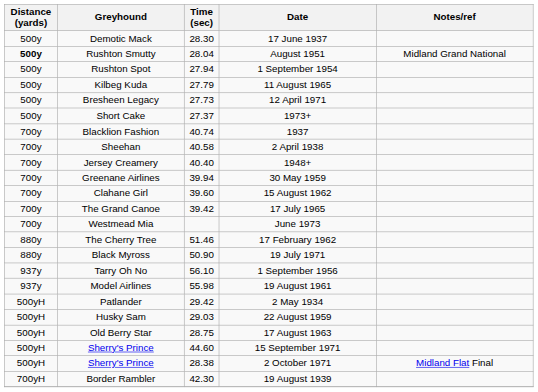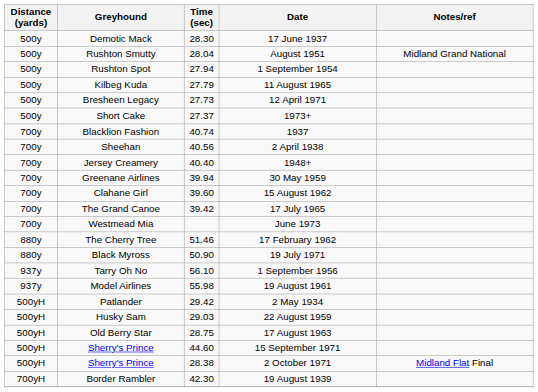(31, 54) bold -> (31, 54) normal
(202, 147) 40.58 -> (202, 147) 40.56
